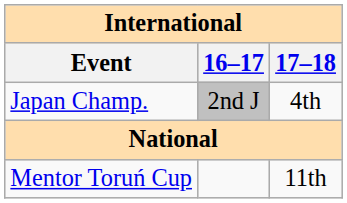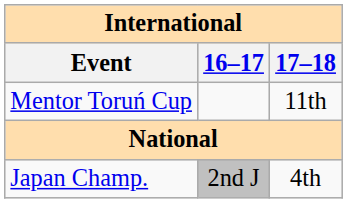rows swapped: (101, 178) <-> (79, 100)
